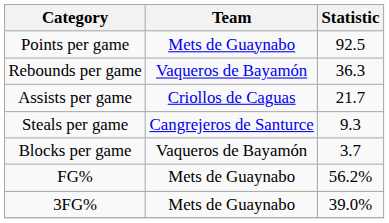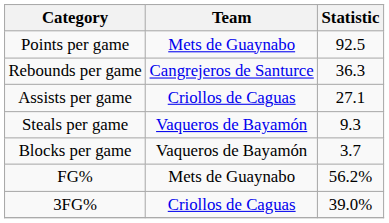(232, 71) Vaqueros de Bayamón -> (232, 71) Cangrejeros de Santurce
(350, 97) 21.7 -> (350, 97) 27.1
(232, 124) Cangrejeros de Santurce -> (232, 124) Vaqueros de Bayamón
(232, 204) Mets de Guaynabo -> (232, 204) Criollos de Caguas
